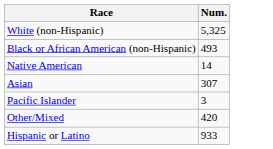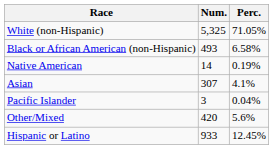+ column: (249, 13)
